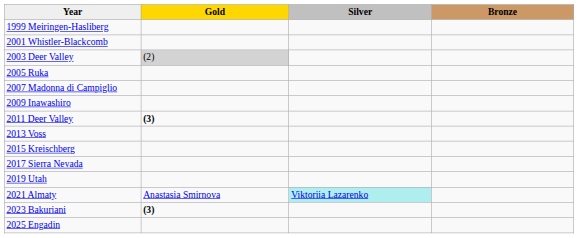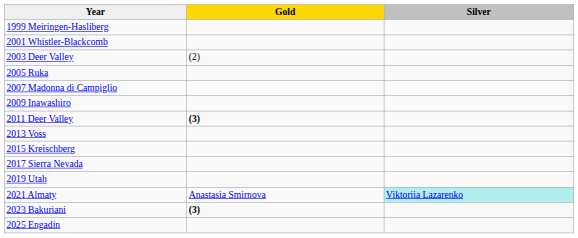- column: (503, 12)
(149, 57) lightgrey background -> (194, 57) no background
